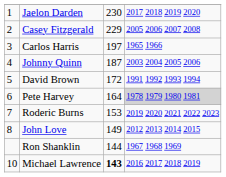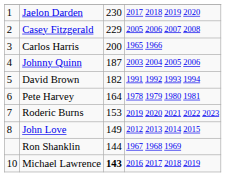(114, 46) 197 -> (114, 46) 200
(114, 79) 172 -> (114, 79) 182
(163, 96) lightgrey background -> (163, 96) no background
